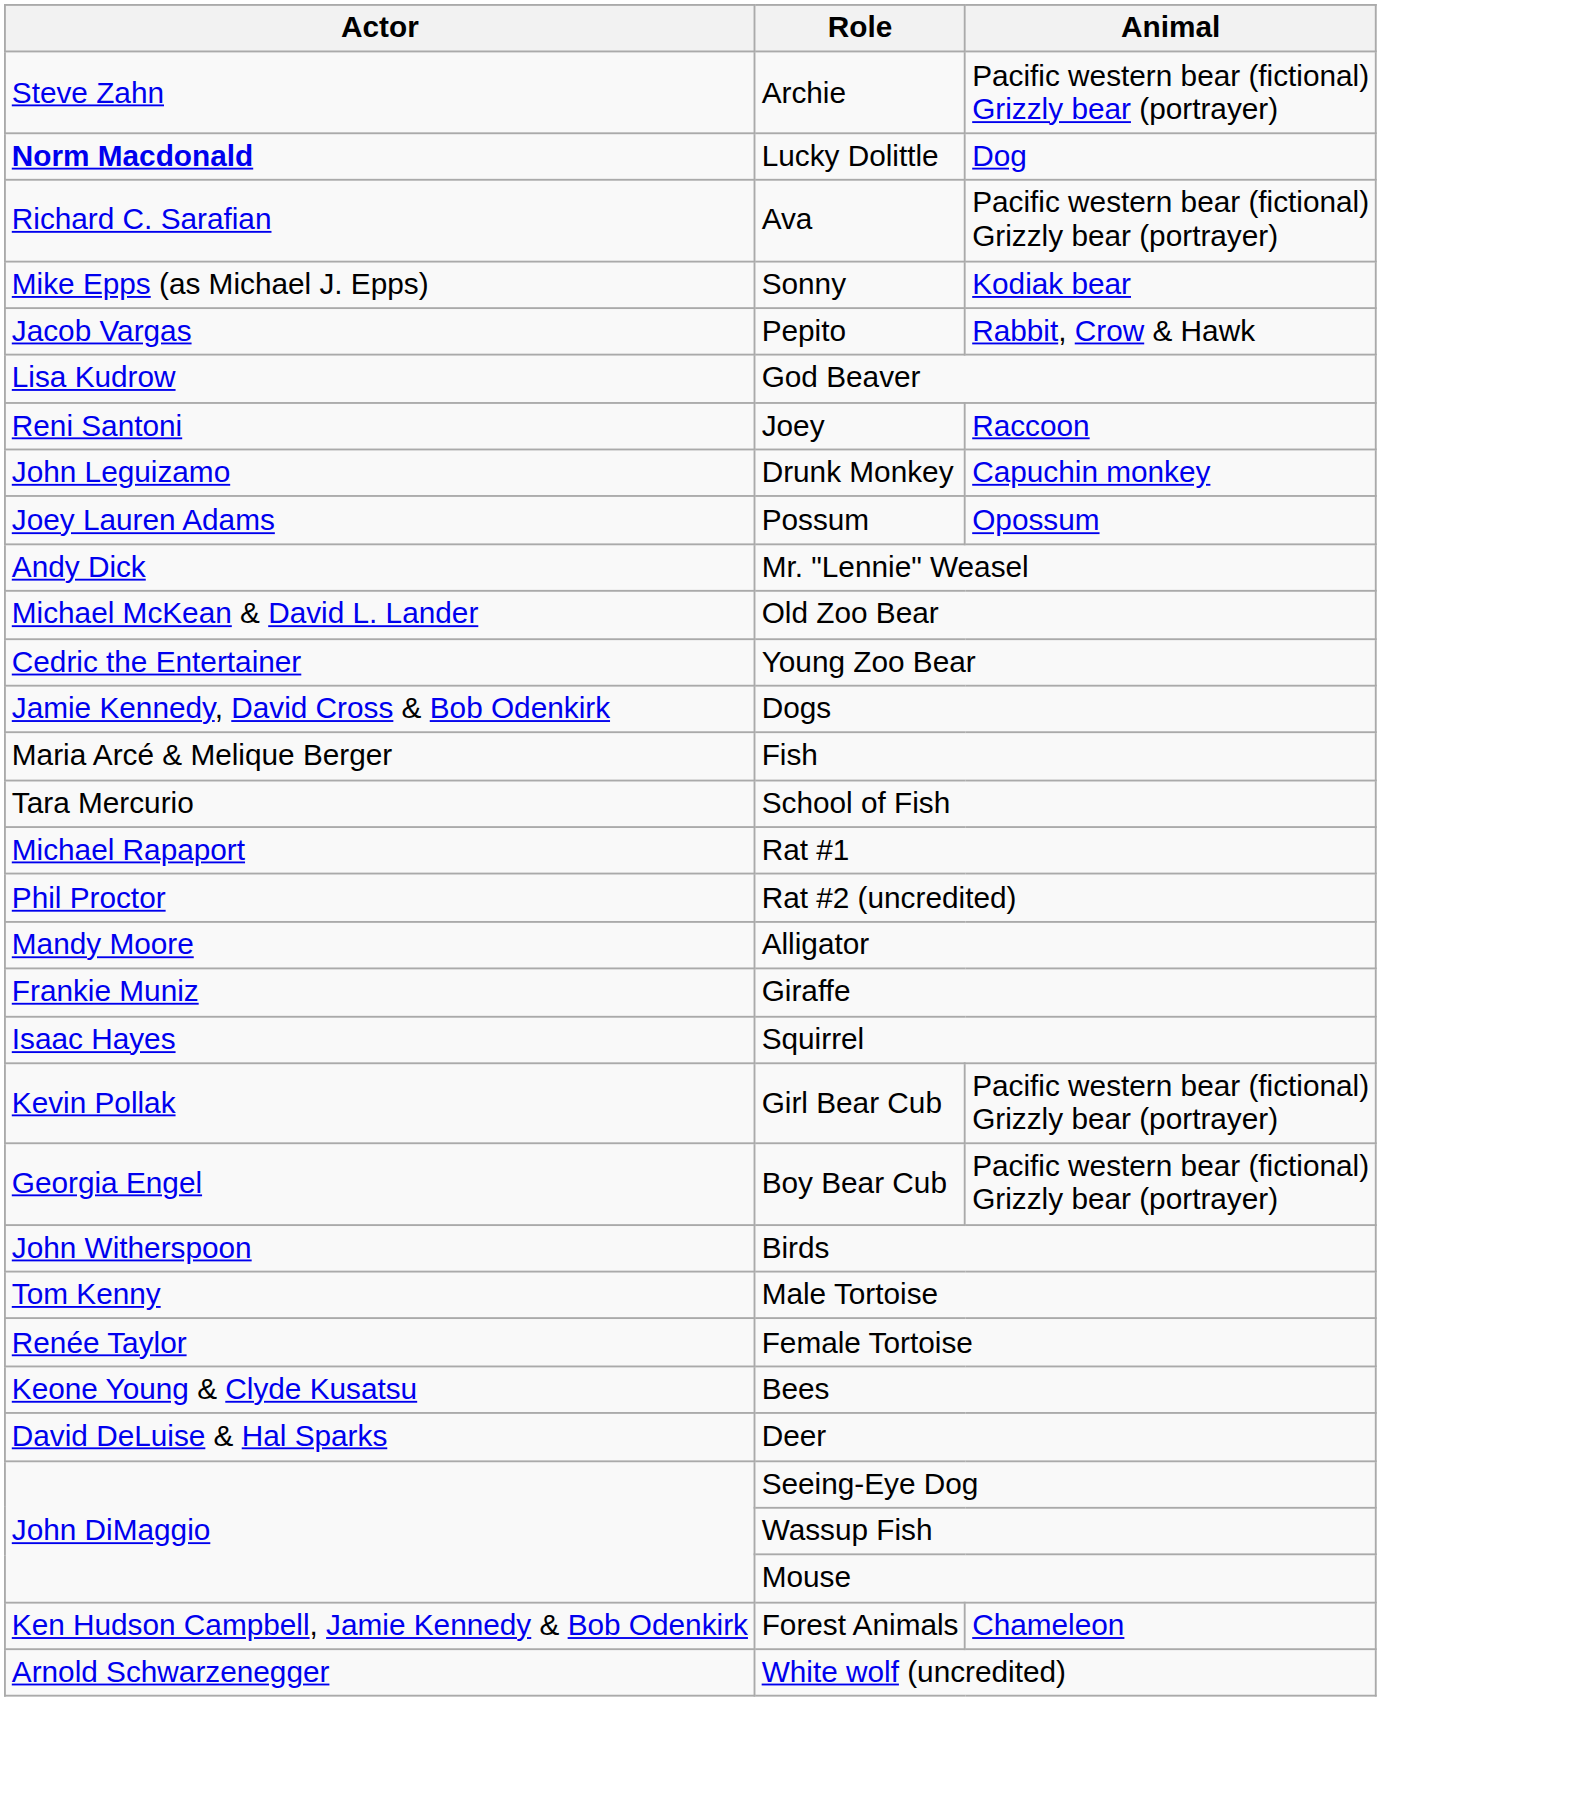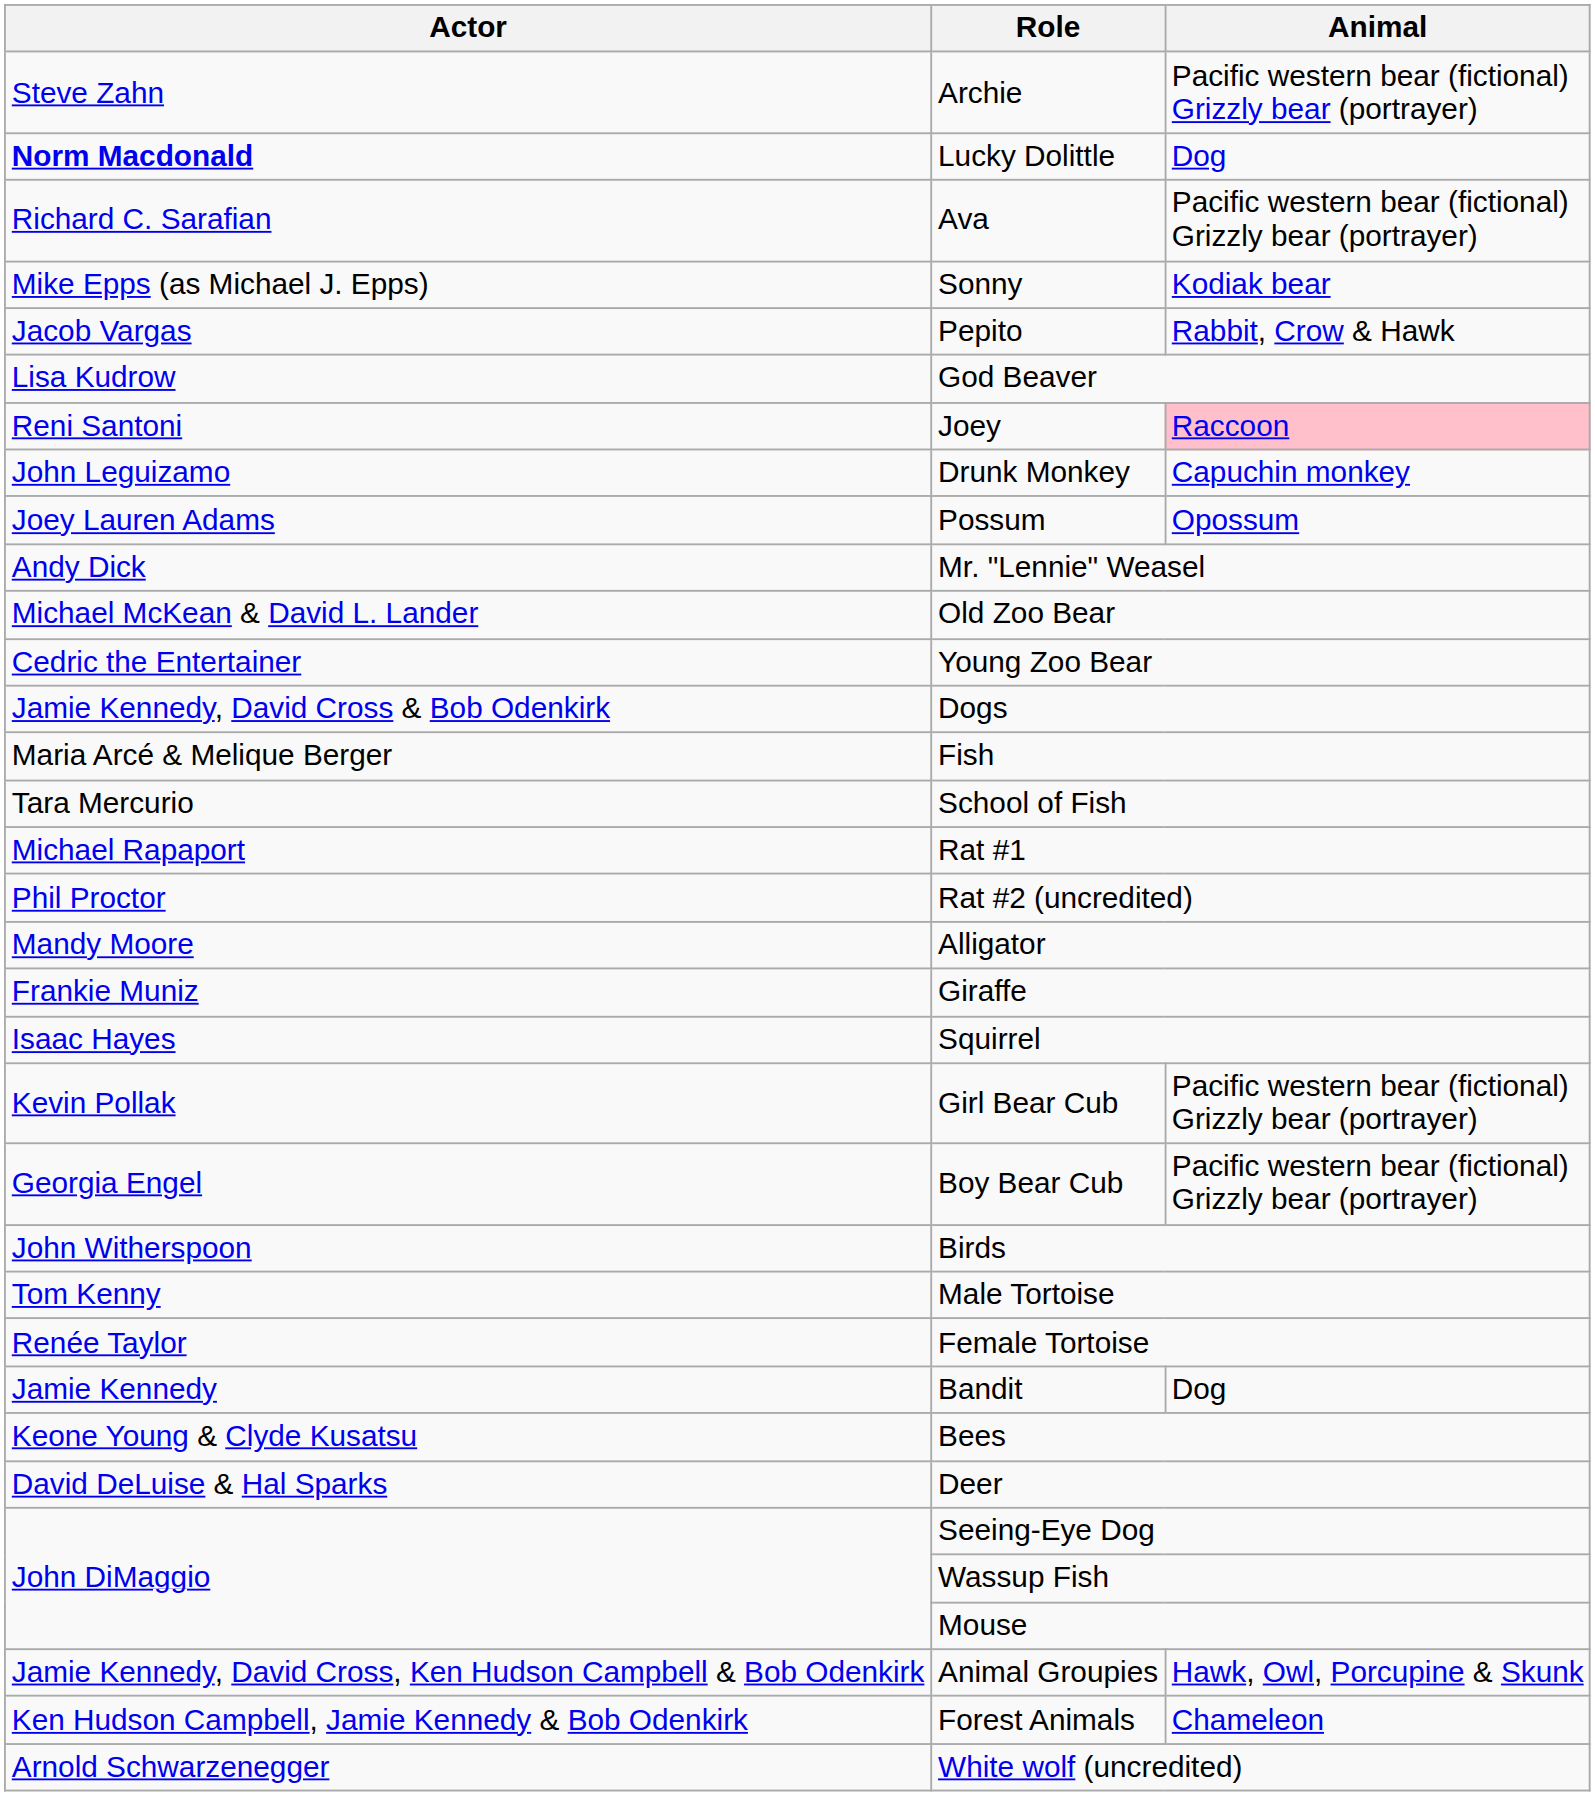(1031, 425) no background -> (1231, 425) pink background
+ row: (980, 1389)
+ row: (1048, 1672)
